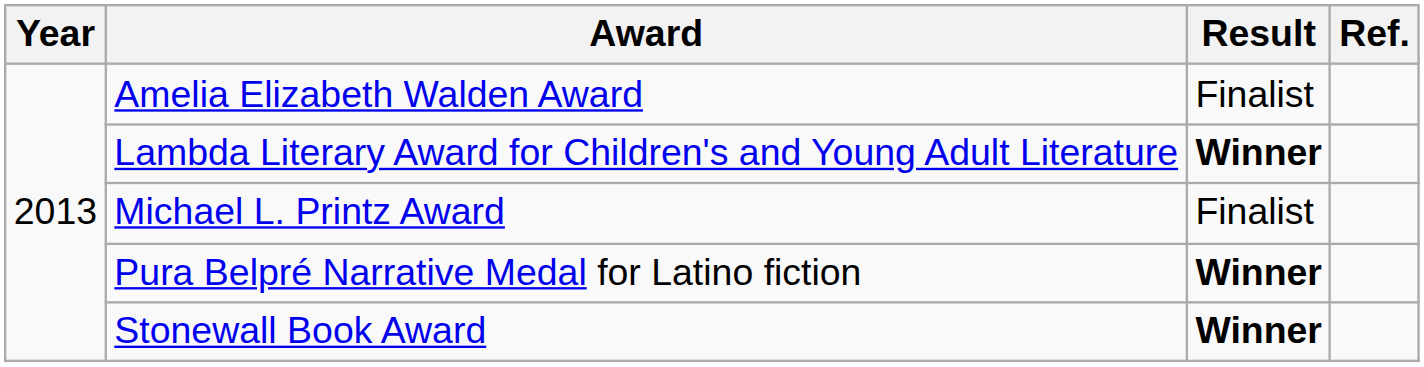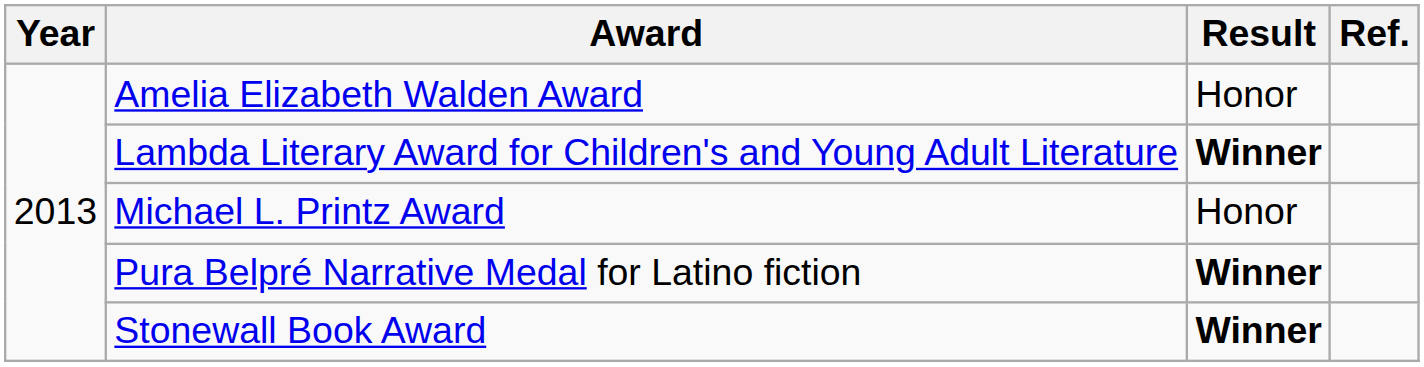(1255, 93) Finalist -> (1246, 93) Honor
(1255, 212) Finalist -> (1246, 212) Honor
